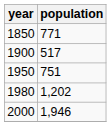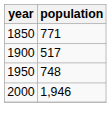(51, 72) 751 -> (51, 72) 748
- row: (21, 92)
